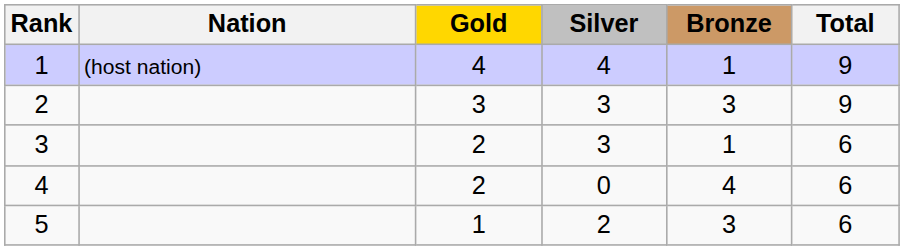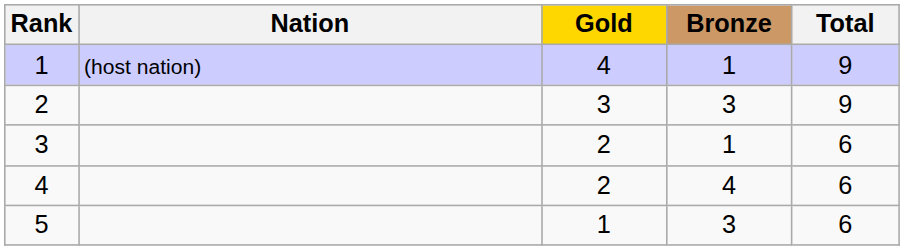- column: (604, 24)
